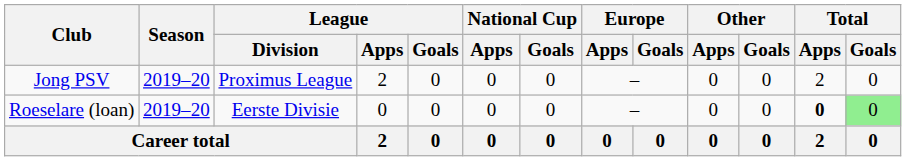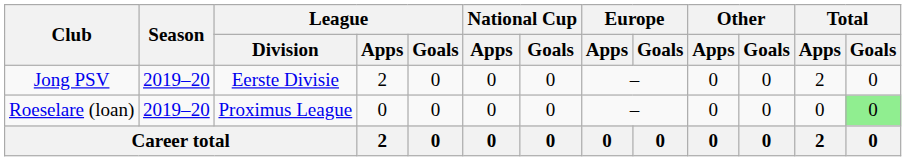(285, 79) Proximus League -> (285, 79) Eerste Divisie
(285, 110) Eerste Divisie -> (285, 110) Proximus League
(820, 110) bold -> (820, 110) normal
